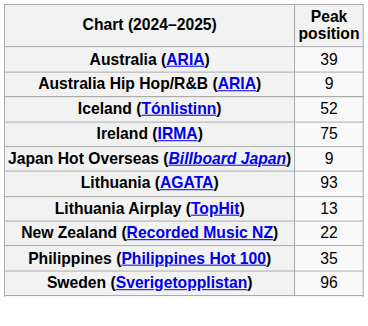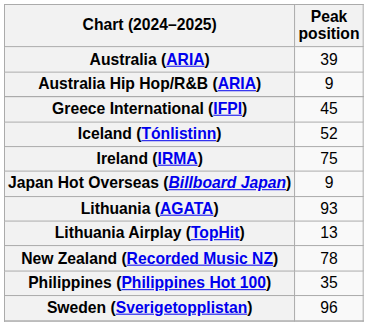+ row: (150, 109)
(329, 233) 22 -> (329, 258) 78
